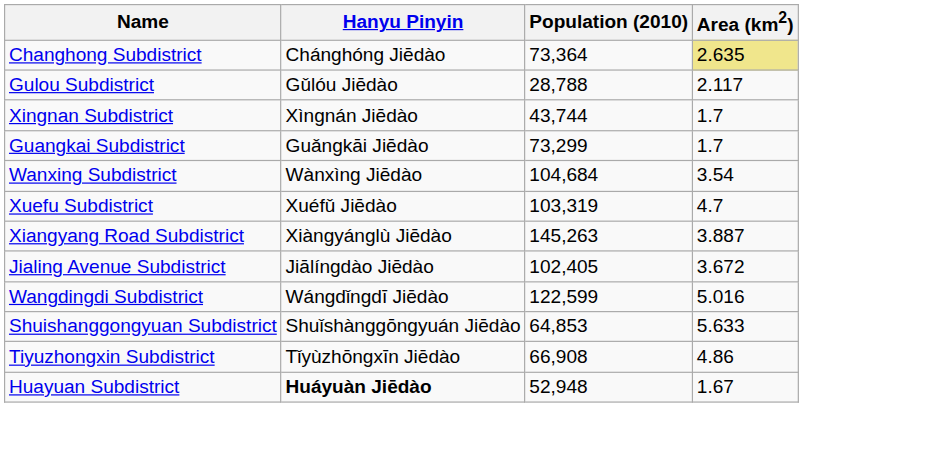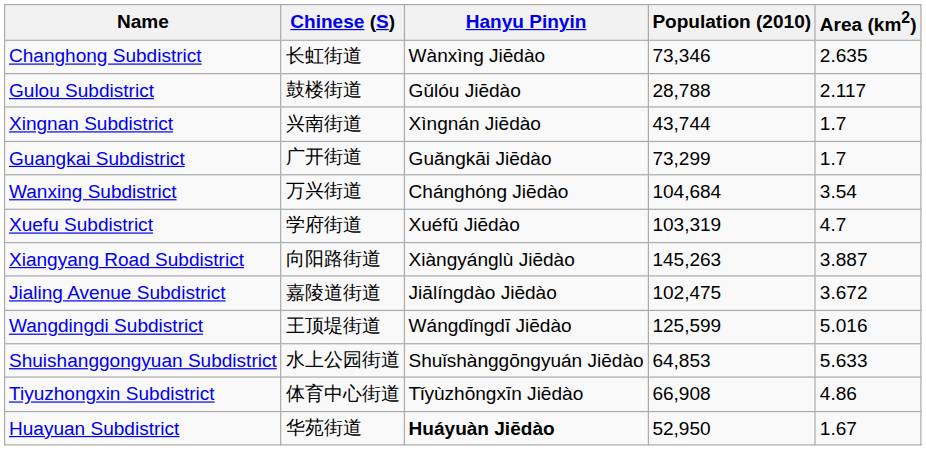+ column: (343, 22)
(365, 54) Chánghóng Jiēdào -> (477, 56) Wànxìng Jiēdào
(558, 54) 73,364 -> (682, 56) 73,346
(721, 54) khaki background -> (844, 56) no background
(354, 175) Wànxìng Jiēdào -> (489, 191) Chánghóng Jiēdào
(564, 266) 102,405 -> (687, 293) 102,475
(564, 296) 122,599 -> (687, 326) 125,599
(558, 387) 52,948 -> (682, 428) 52,950
